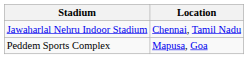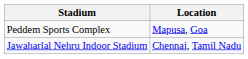rows swapped: (77, 29) <-> (58, 45)
